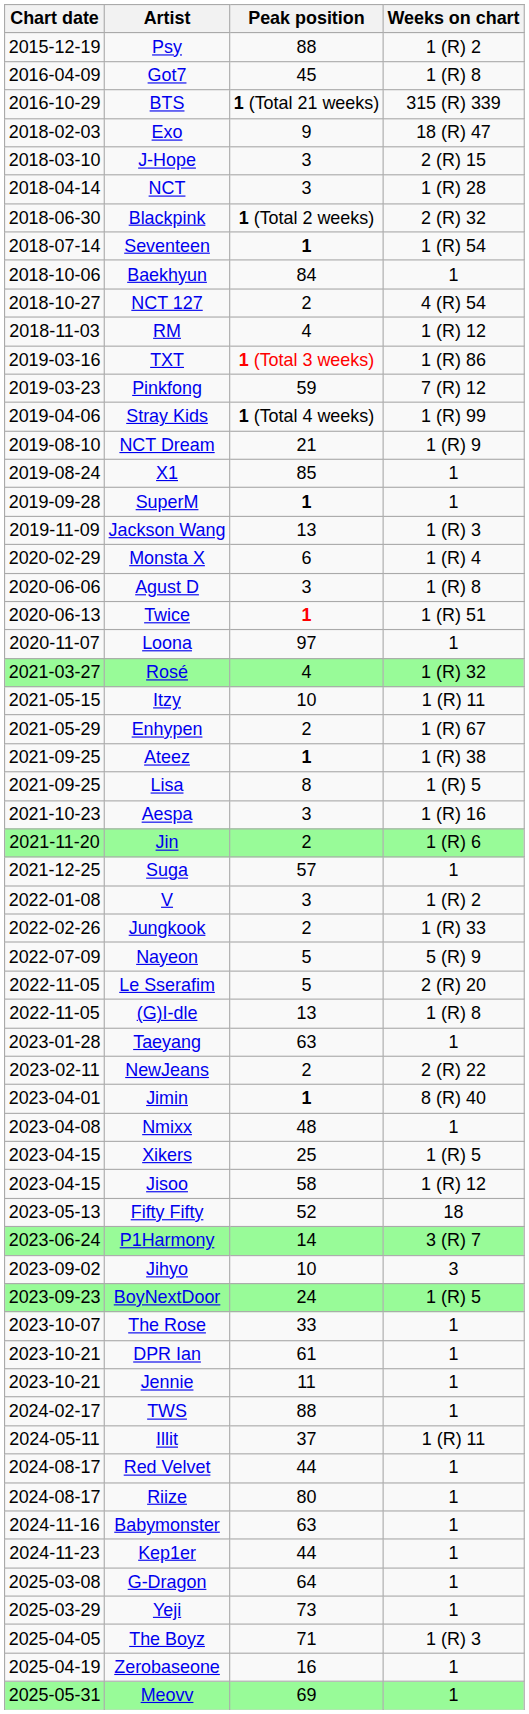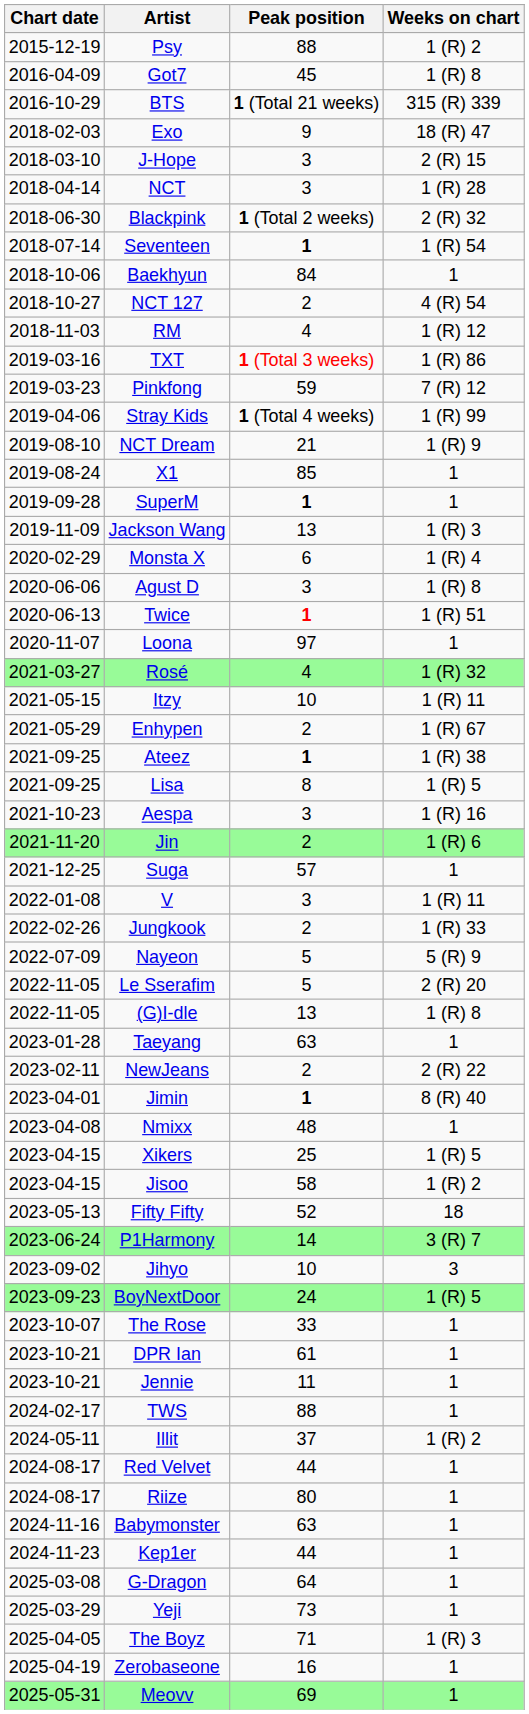(453, 899) 1 (R) 2 -> (453, 899) 1 (R) 11
(453, 1183) 1 (R) 12 -> (453, 1183) 1 (R) 2
(453, 1439) 1 (R) 11 -> (453, 1439) 1 (R) 2
